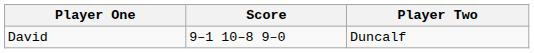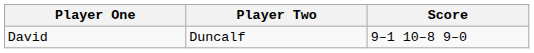columns swapped: (438, 15) <-> (266, 15)
